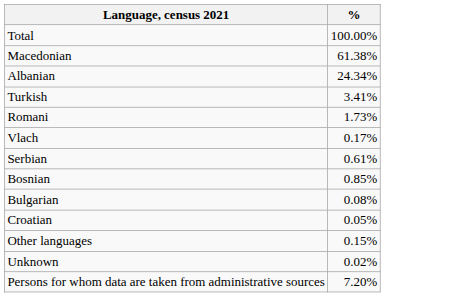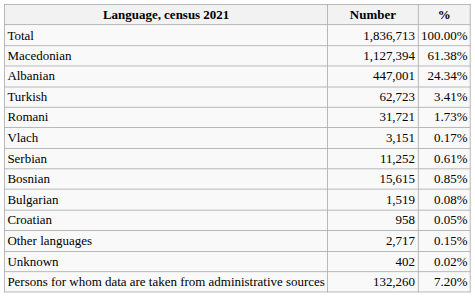+ column: (373, 14)
